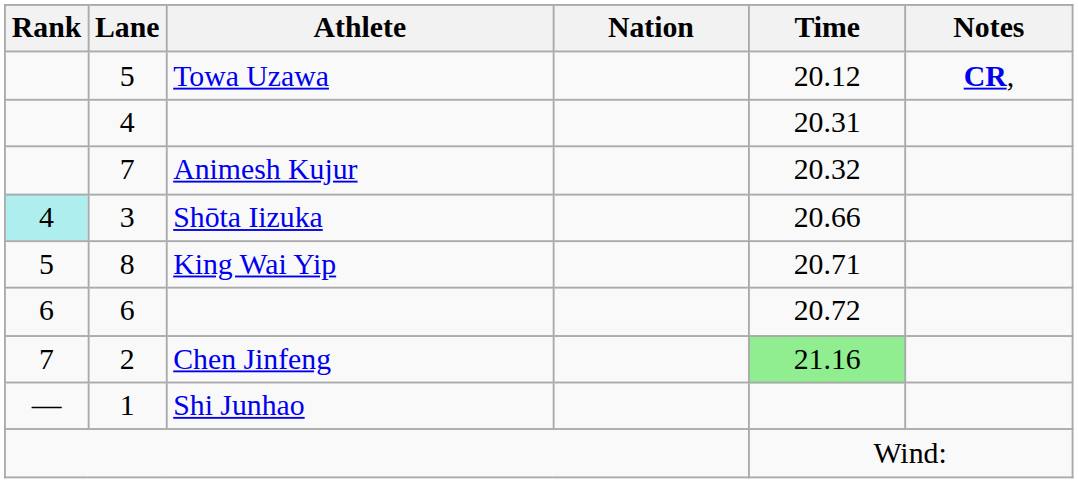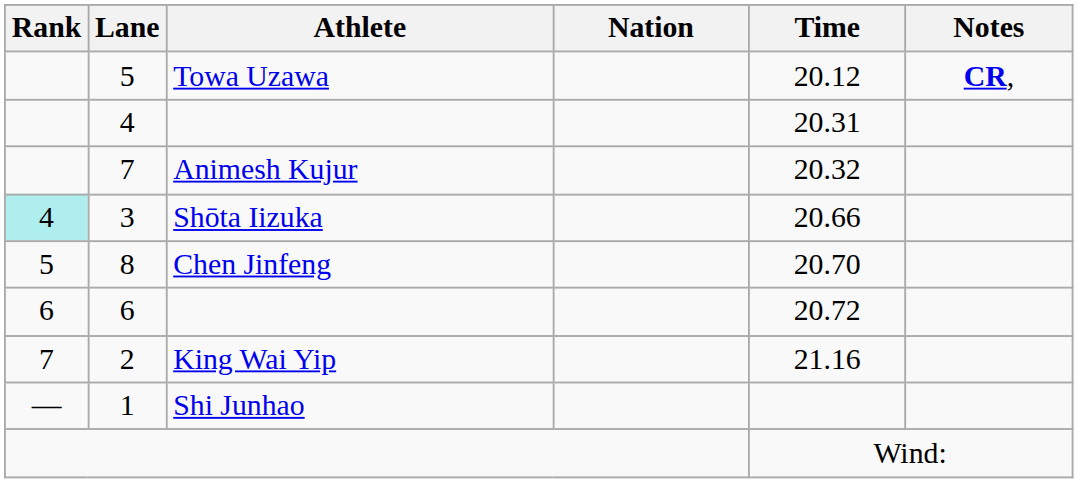(255, 264) King Wai Yip -> (252, 264) Chen Jinfeng
(827, 264) 20.71 -> (827, 264) 20.70
(252, 358) Chen Jinfeng -> (255, 358) King Wai Yip
(827, 358) lightgreen background -> (827, 358) no background
